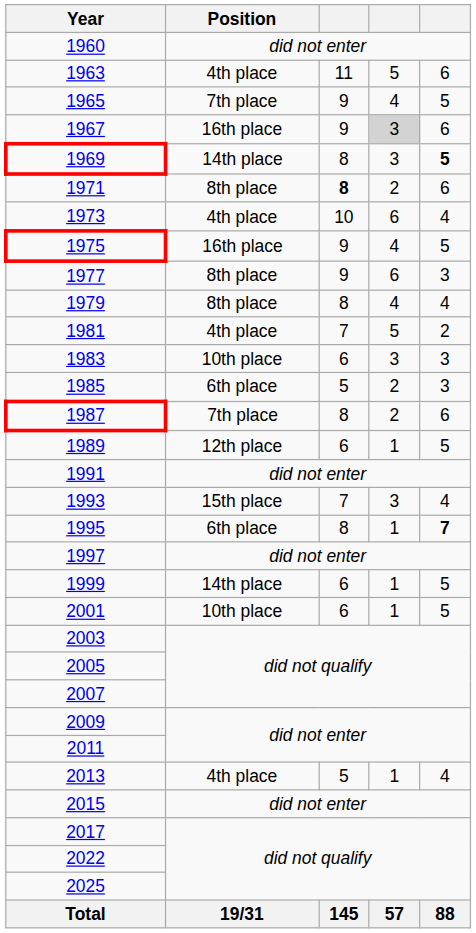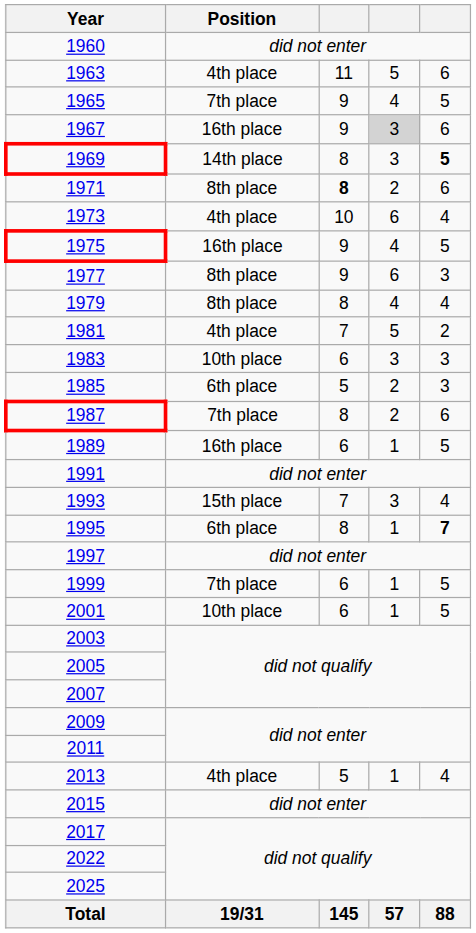(242, 446) 12th place -> (242, 446) 16th place
(242, 584) 14th place -> (242, 584) 7th place
